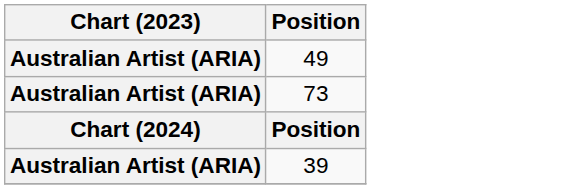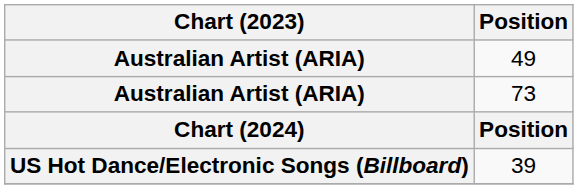(135, 165) Australian Artist (ARIA) -> (239, 165) US Hot Dance/Electronic Songs (Billboard)
